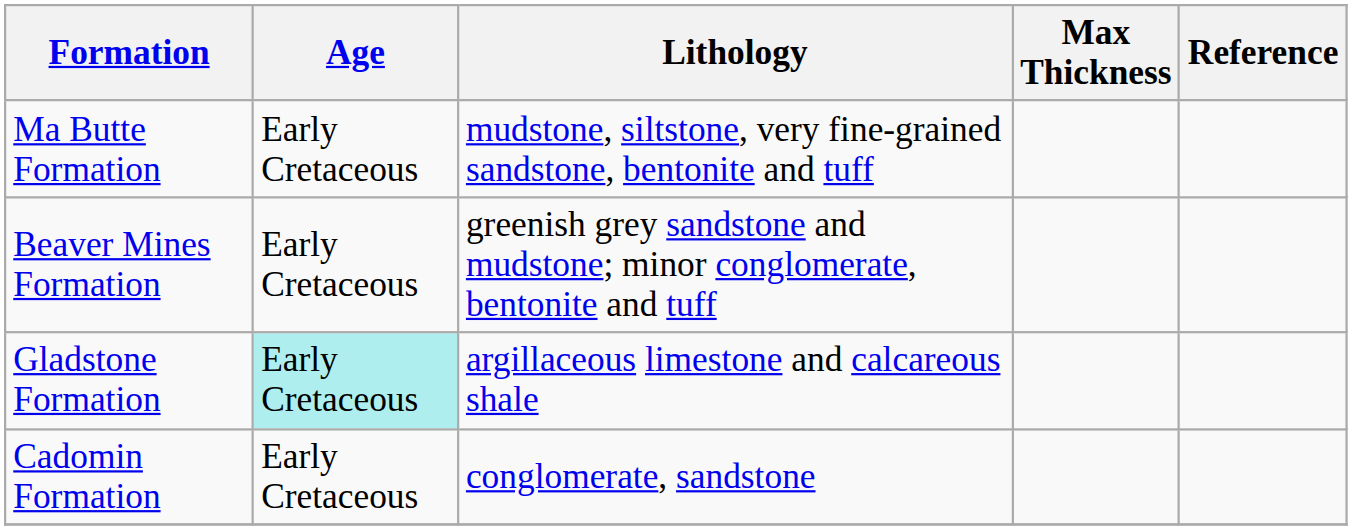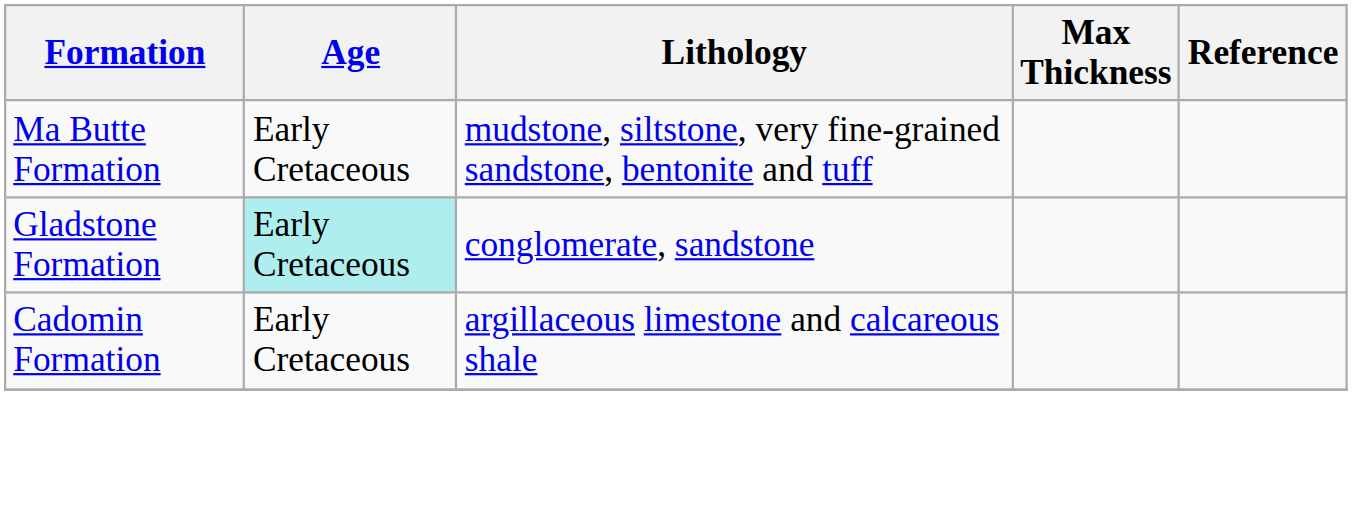- row: (112, 264)
(733, 379) argillaceous limestone and calcareous shale -> (640, 244) conglomerate, sandstone
(641, 475) conglomerate, sandstone -> (732, 340) argillaceous limestone and calcareous shale
